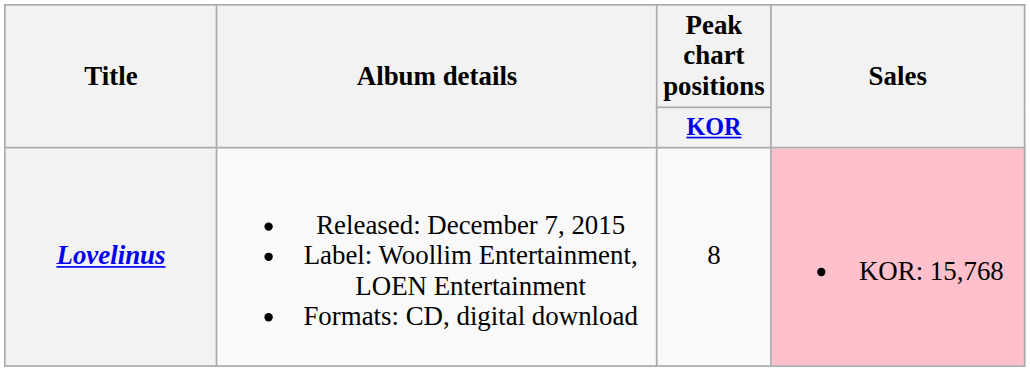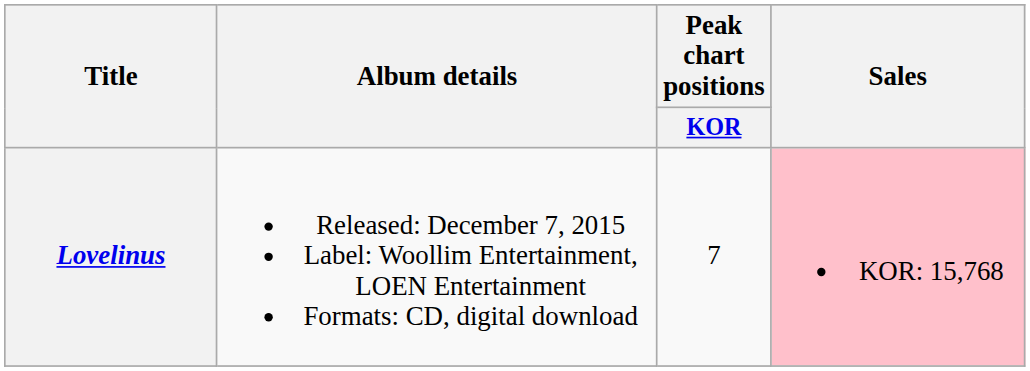(714, 256) 8 -> (714, 256) 7
